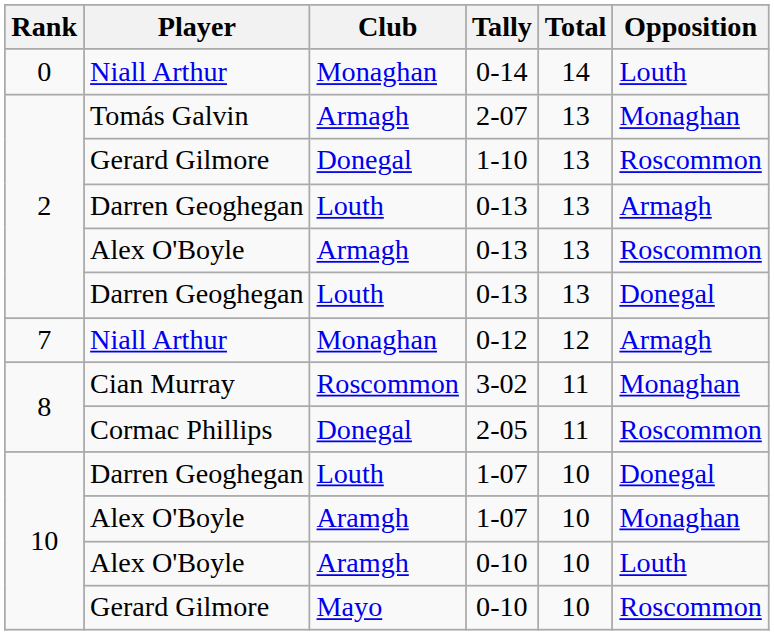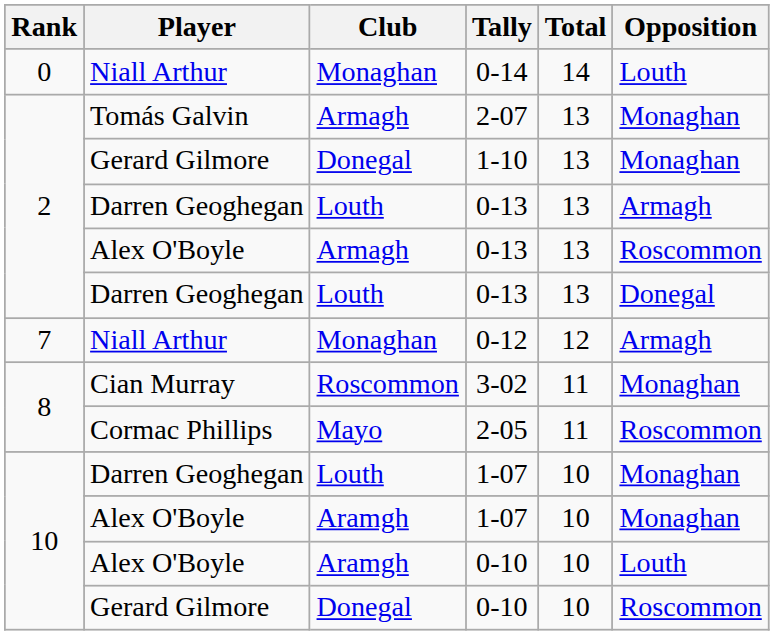(691, 160) Roscommon -> (680, 160) Monaghan
(364, 428) Donegal -> (349, 428) Mayo
(667, 473) Donegal -> (680, 473) Monaghan
(349, 607) Mayo -> (364, 607) Donegal
